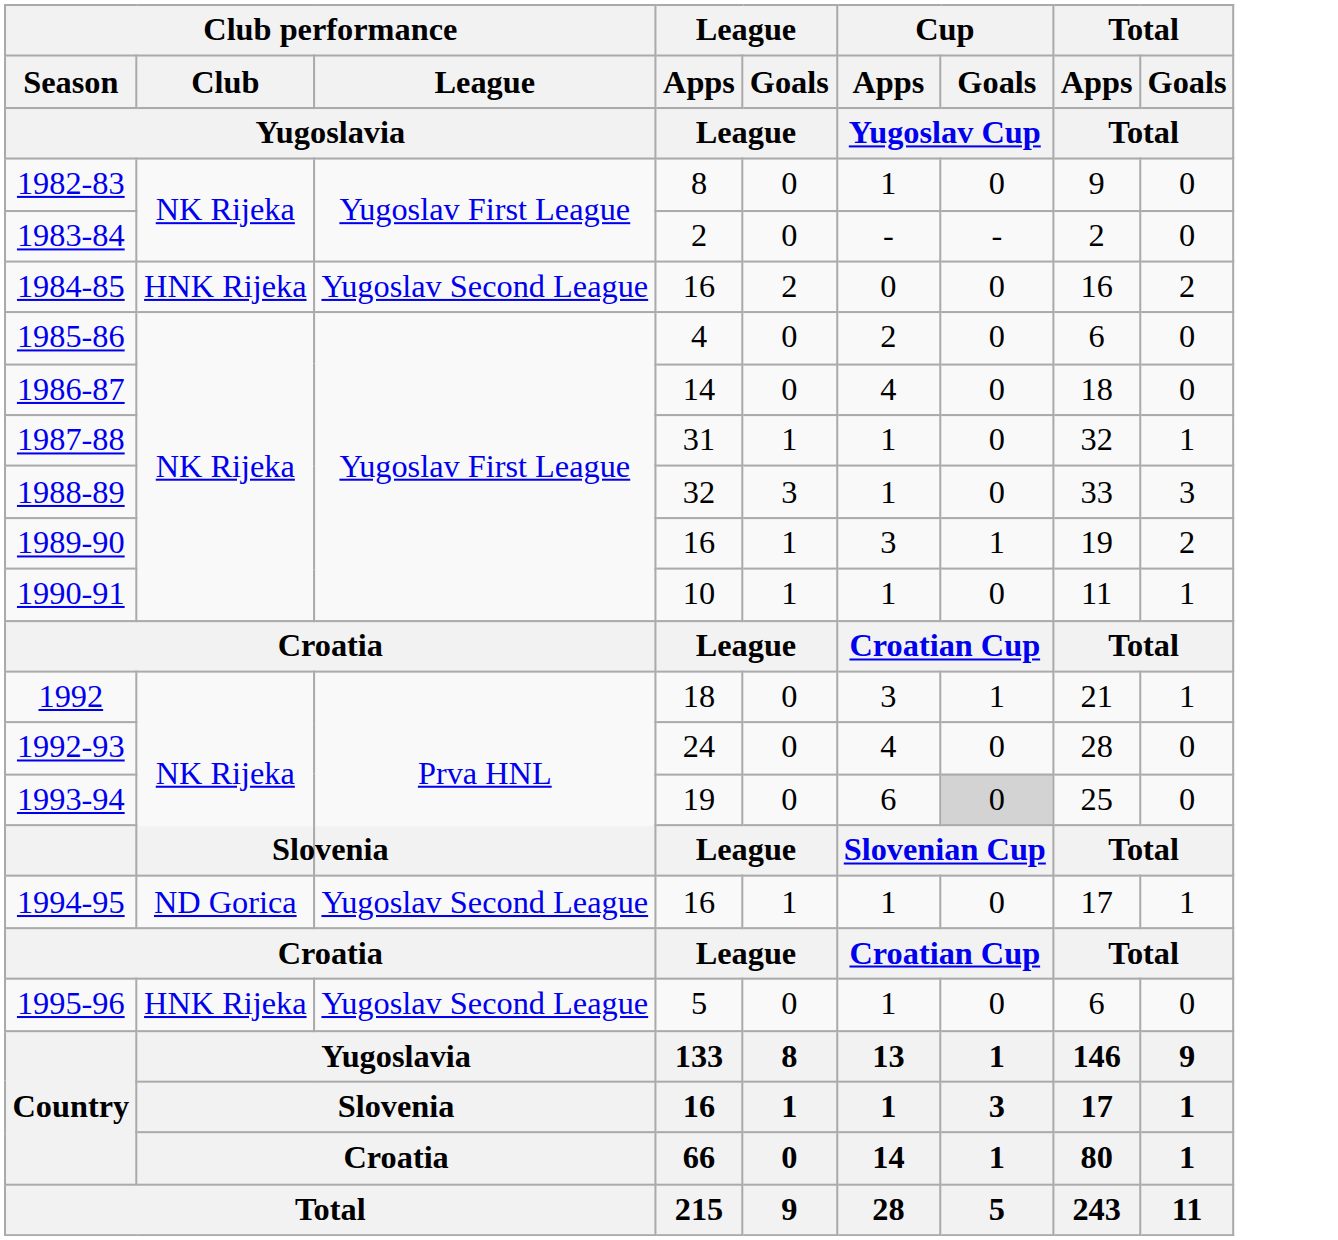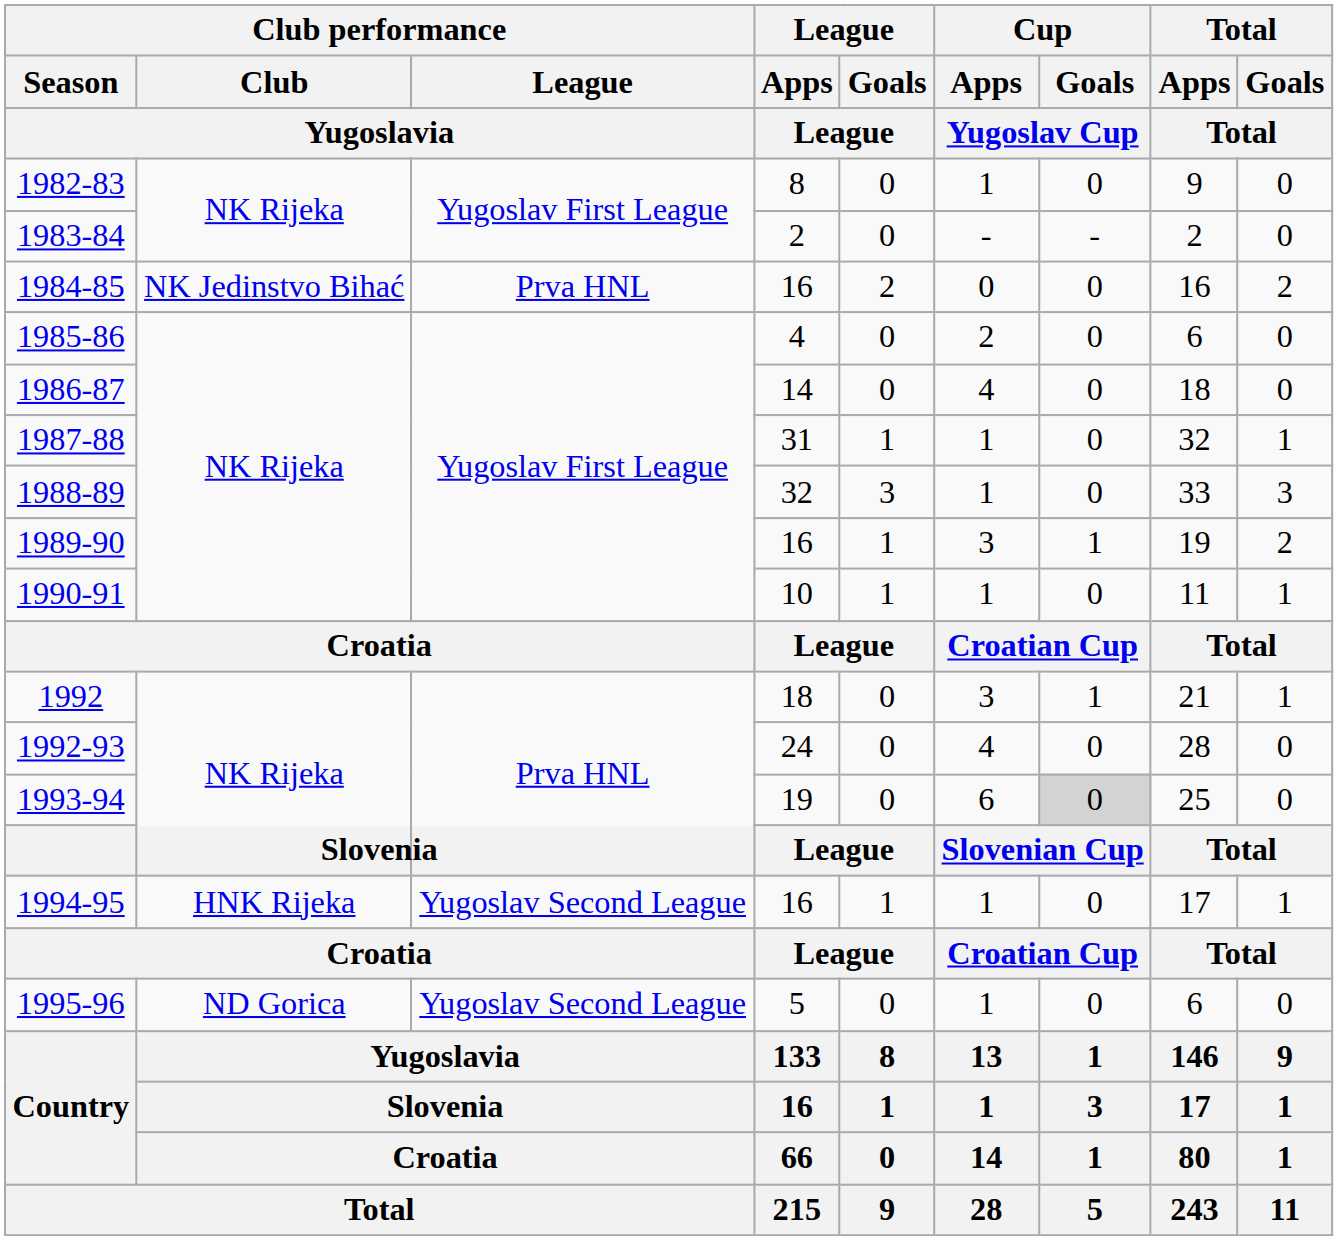(225, 286) HNK Rijeka -> (274, 286) NK Jedinstvo Bihać
(485, 286) Yugoslav Second League -> (583, 286) Prva HNL
(225, 901) ND Gorica -> (274, 901) HNK Rijeka
(225, 1004) HNK Rijeka -> (274, 1004) ND Gorica
